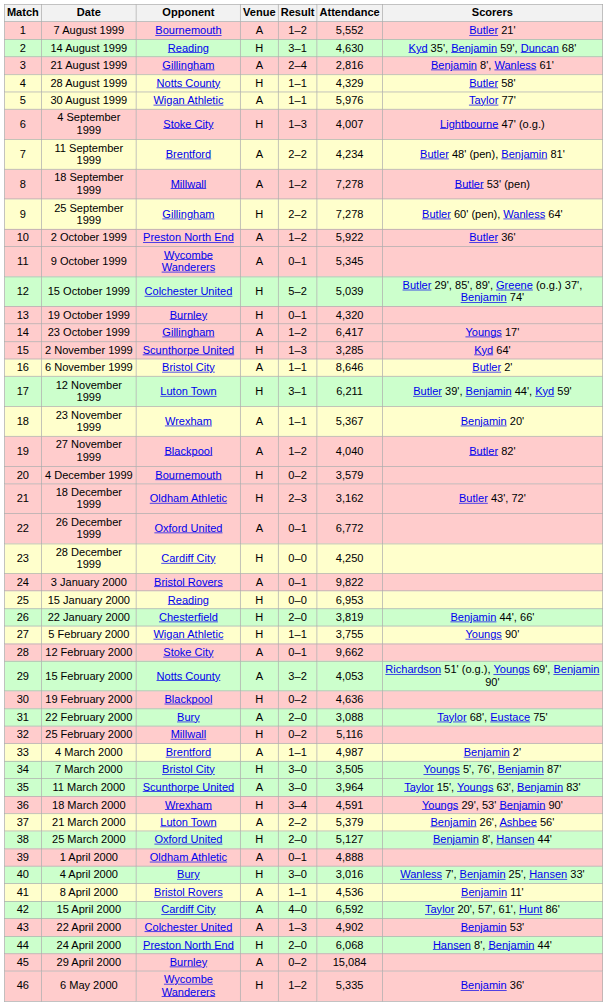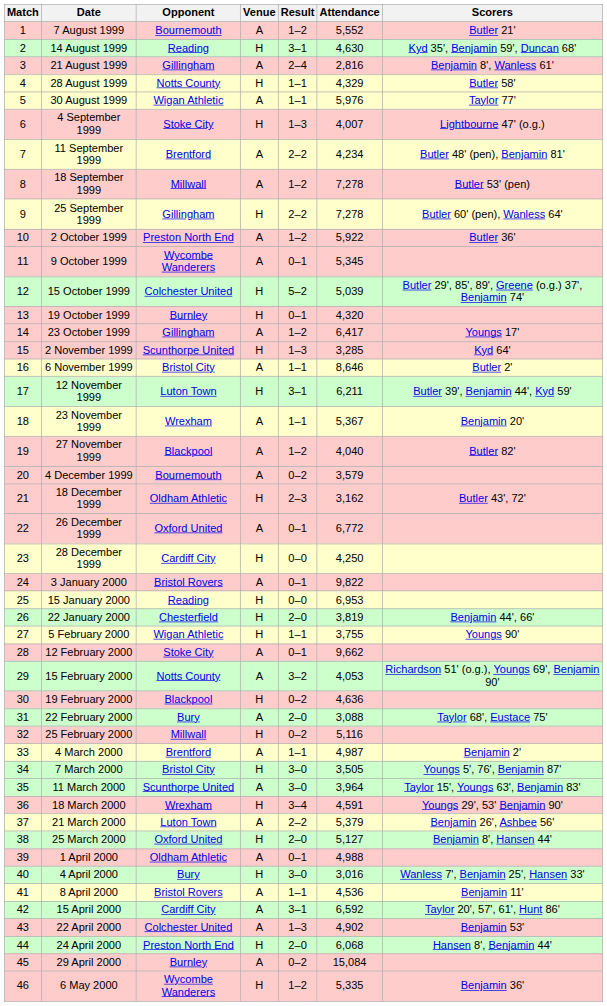(259, 475) H -> (259, 475) A
(350, 857) 4,888 -> (350, 857) 4,988
(298, 910) 4–0 -> (298, 910) 3–1
